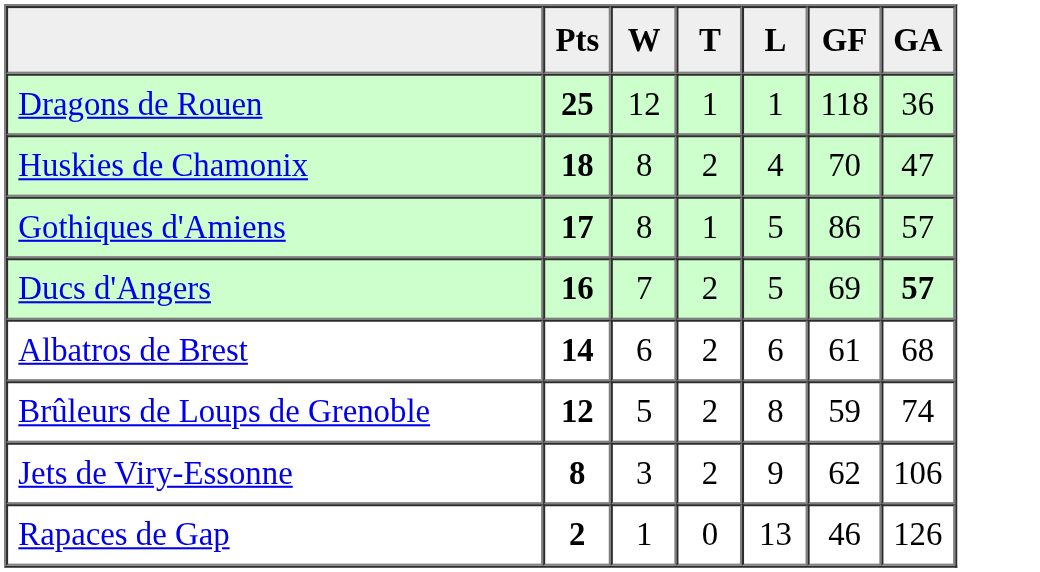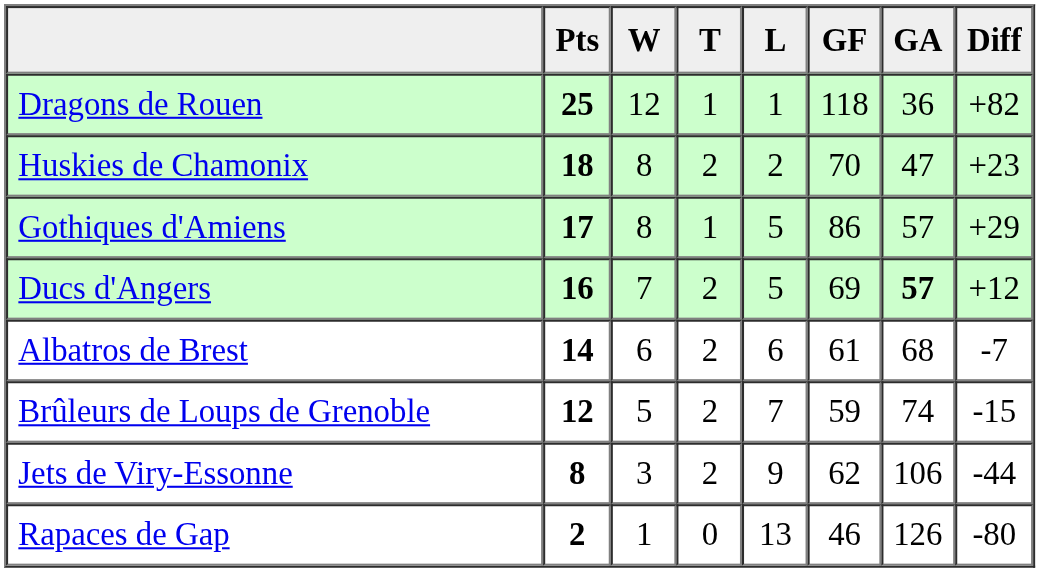+ column: (994, 39)
(775, 165) 4 -> (775, 165) 2
(775, 411) 8 -> (775, 411) 7
